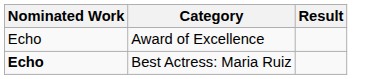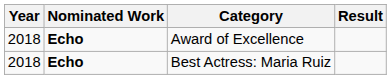+ column: (24, 16)
(25, 39) normal -> (65, 39) bold
